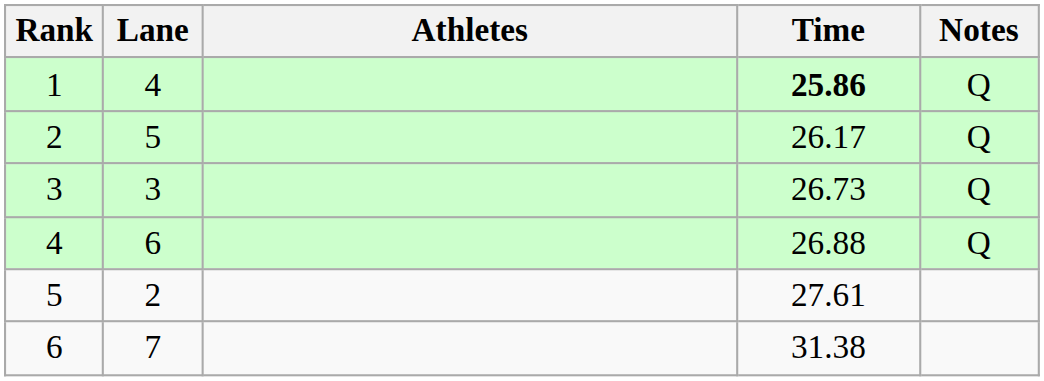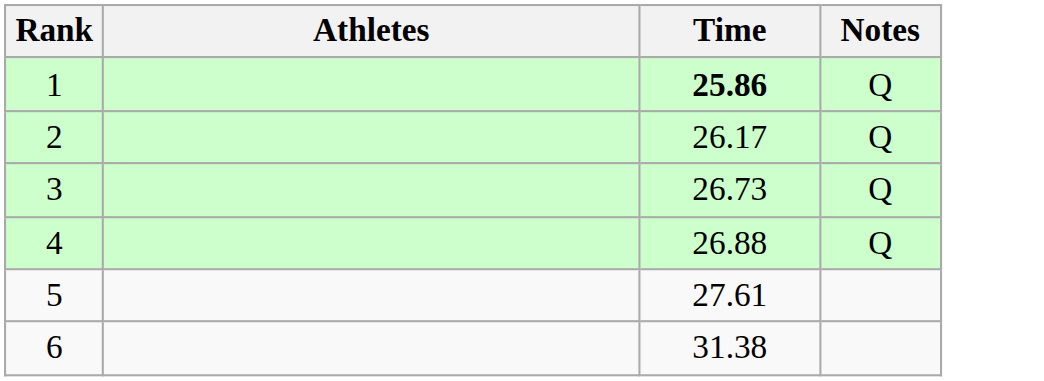- column: (153, 30)
